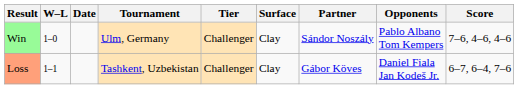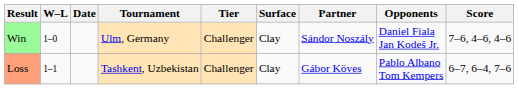(411, 37) Pablo Albano Tom Kempers -> (409, 37) Daniel Fiala Jan Kodeš Jr.
(409, 68) Daniel Fiala Jan Kodeš Jr. -> (411, 68) Pablo Albano Tom Kempers
